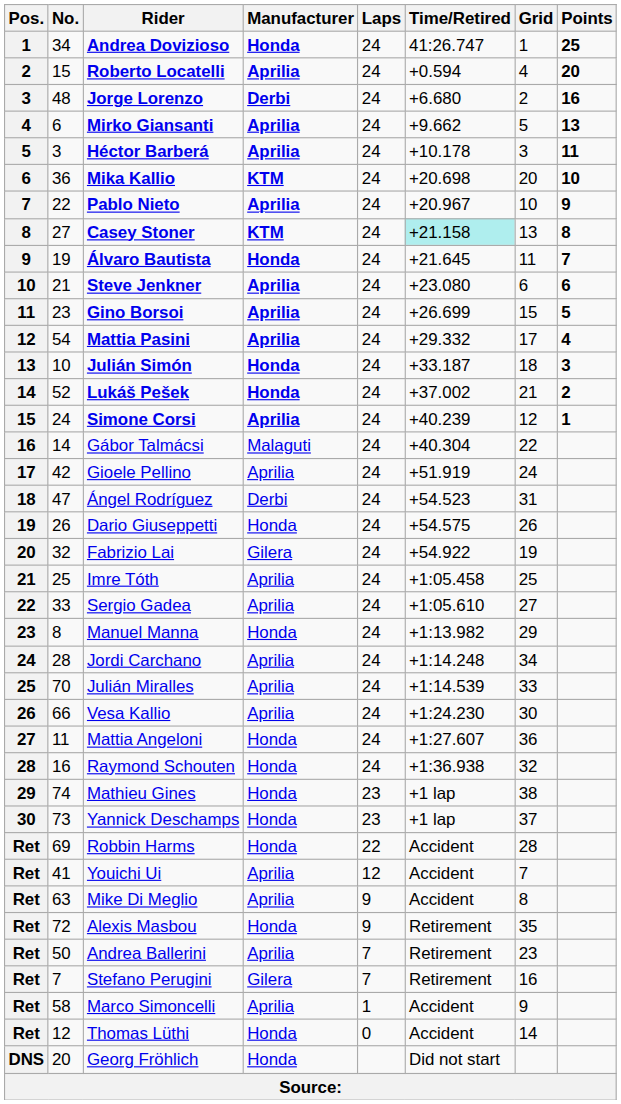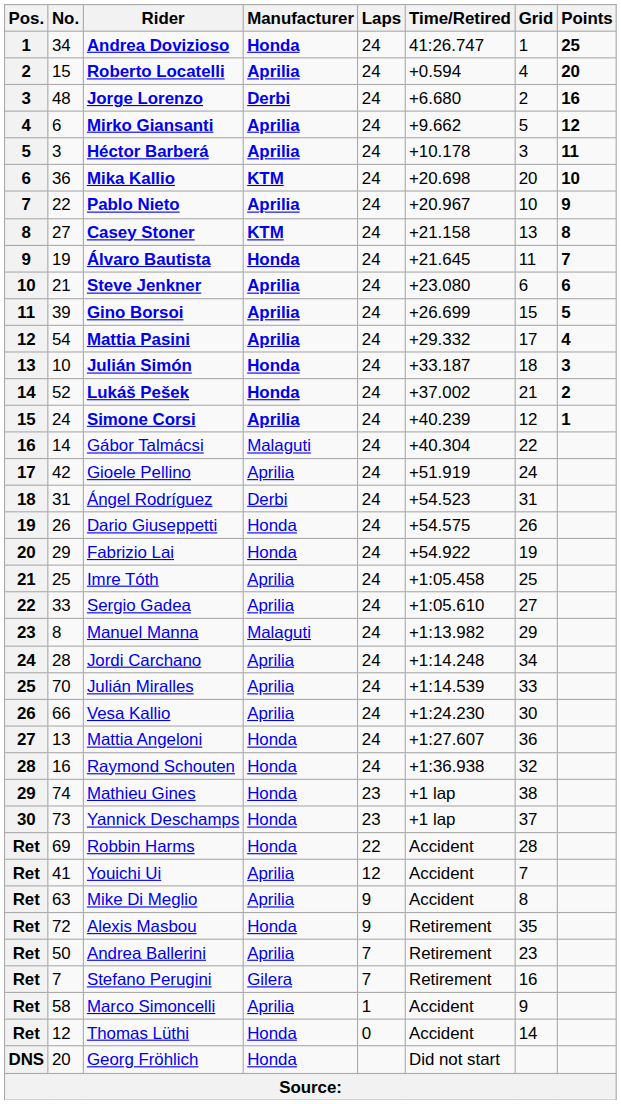(571, 125) 13 -> (571, 125) 12
(440, 232) paleturquoise background -> (440, 232) no background
(61, 312) 23 -> (61, 312) 39
(61, 499) 47 -> (61, 499) 31
(61, 552) 32 -> (61, 552) 29
(270, 552) Gilera -> (272, 552) Honda
(272, 632) Honda -> (279, 632) Malaguti
(61, 739) 11 -> (61, 739) 13
